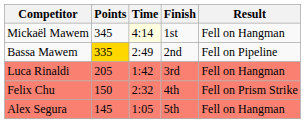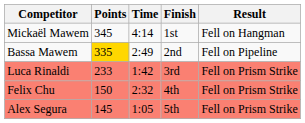(143, 33) lightyellow background -> (143, 33) no background
(103, 71) 205 -> (103, 71) 233
(243, 71) Fell on Hangman -> (250, 71) Fell on Prism Strike
(243, 109) Fell on Hangman -> (250, 109) Fell on Prism Strike
